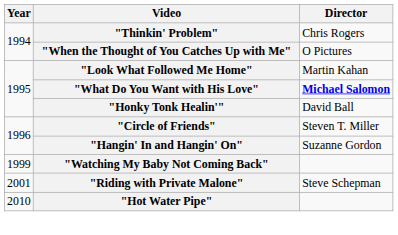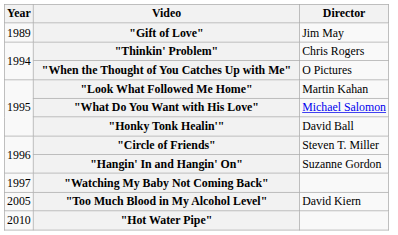+ row: (166, 32)
(346, 88) bold -> (344, 107) normal
(19, 164) 1999 -> (19, 182) 1997
- row: (166, 182)
+ row: (166, 201)
